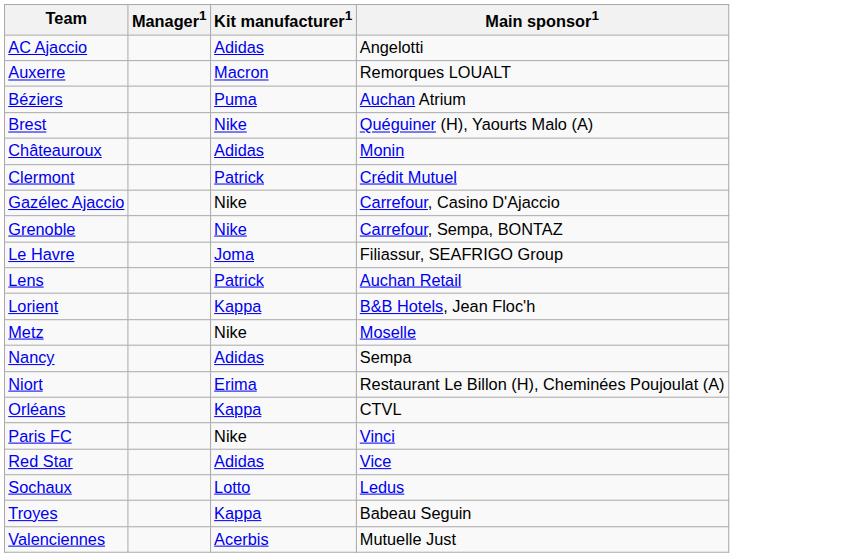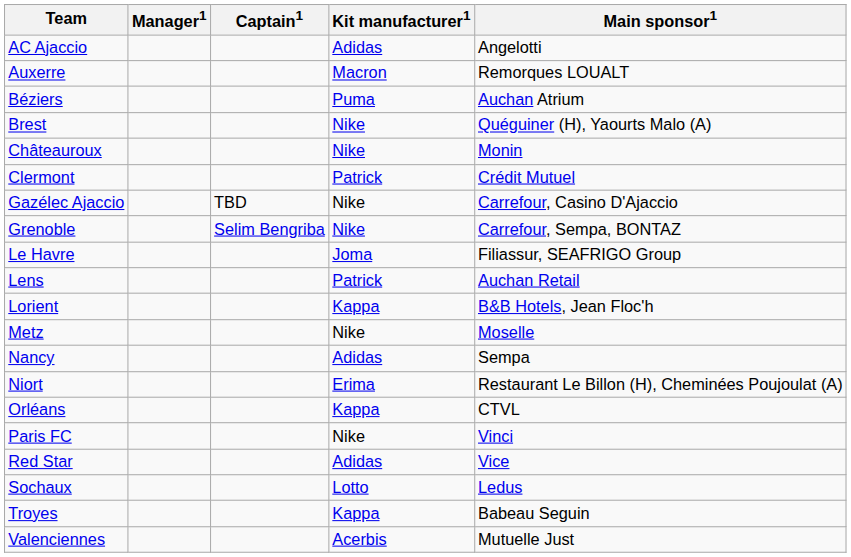+ column: (269, 19)
(239, 151) Adidas -> (349, 151) Nike
